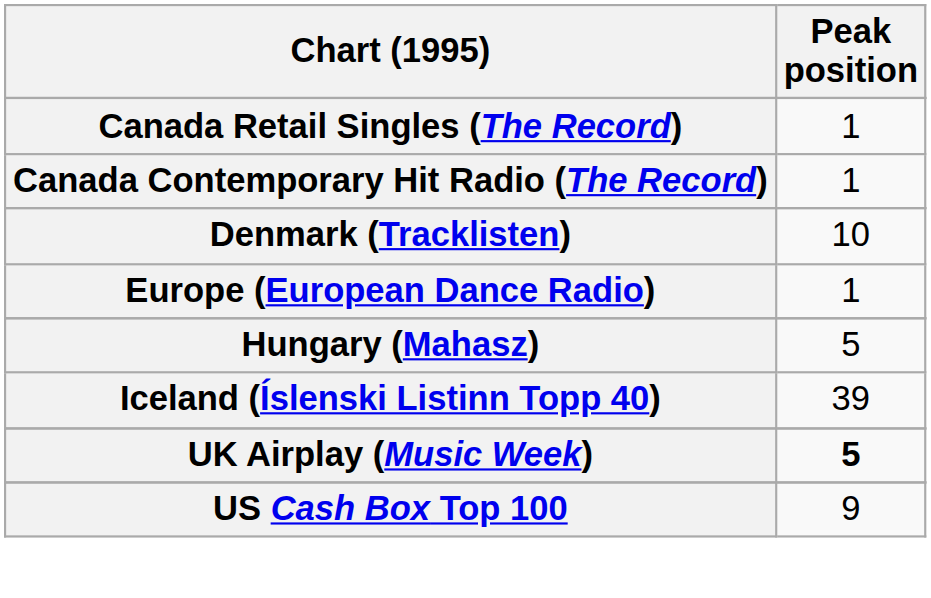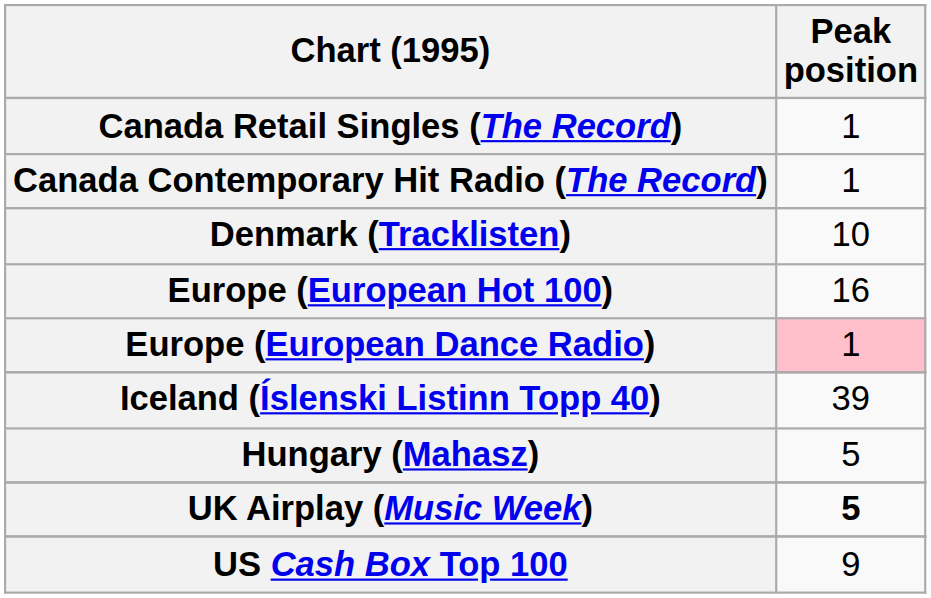+ row: (390, 290)
(851, 290) no background -> (851, 344) pink background
rows swapped: (390, 344) <-> (390, 399)
